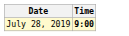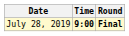+ column: (110, 11)
